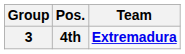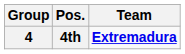(29, 37) 3 -> (29, 37) 4
